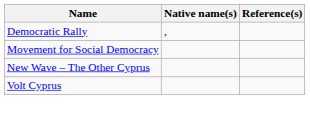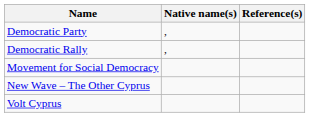+ row: (47, 31)
